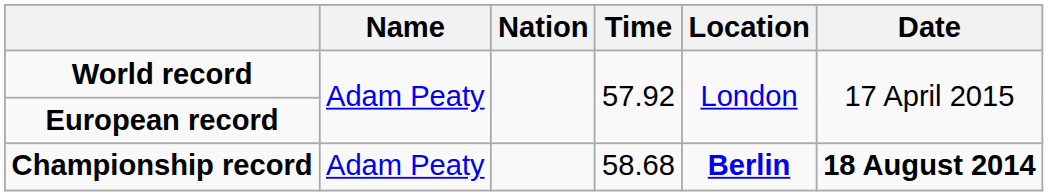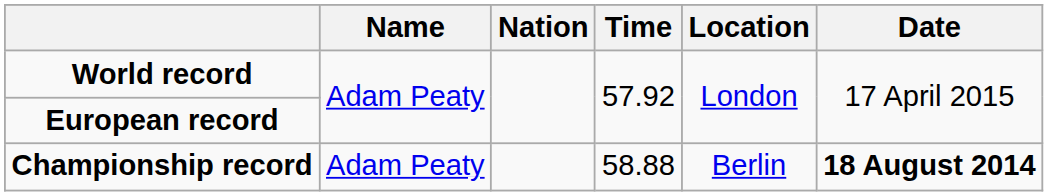(639, 166) 58.68 -> (639, 166) 58.88
(749, 166) bold -> (749, 166) normal
